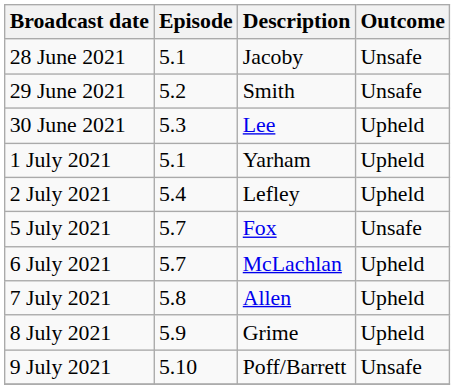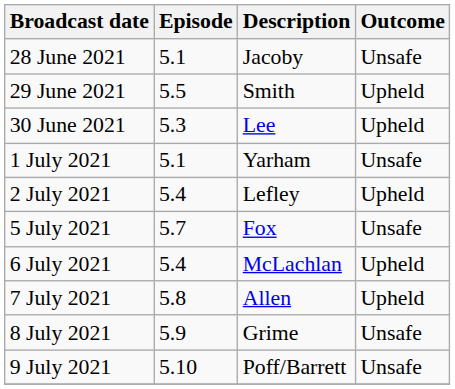(173, 90) 5.2 -> (173, 90) 5.5
(391, 90) Unsafe -> (392, 90) Upheld
(392, 159) Upheld -> (391, 159) Unsafe
(173, 263) 5.7 -> (173, 263) 5.4
(392, 332) Upheld -> (391, 332) Unsafe
